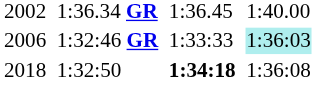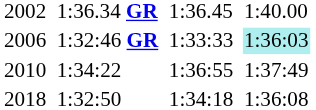+ row: (25, 69)
(202, 69) bold -> (201, 98) normal
